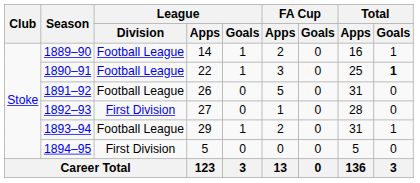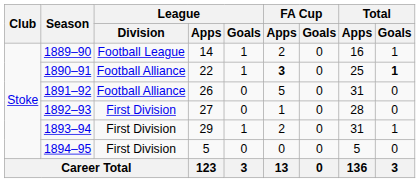(140, 71) Football League -> (141, 71) Football Alliance
(280, 71) normal -> (282, 71) bold
(140, 91) Football League -> (141, 91) Football Alliance
(140, 129) Football League -> (141, 129) First Division
